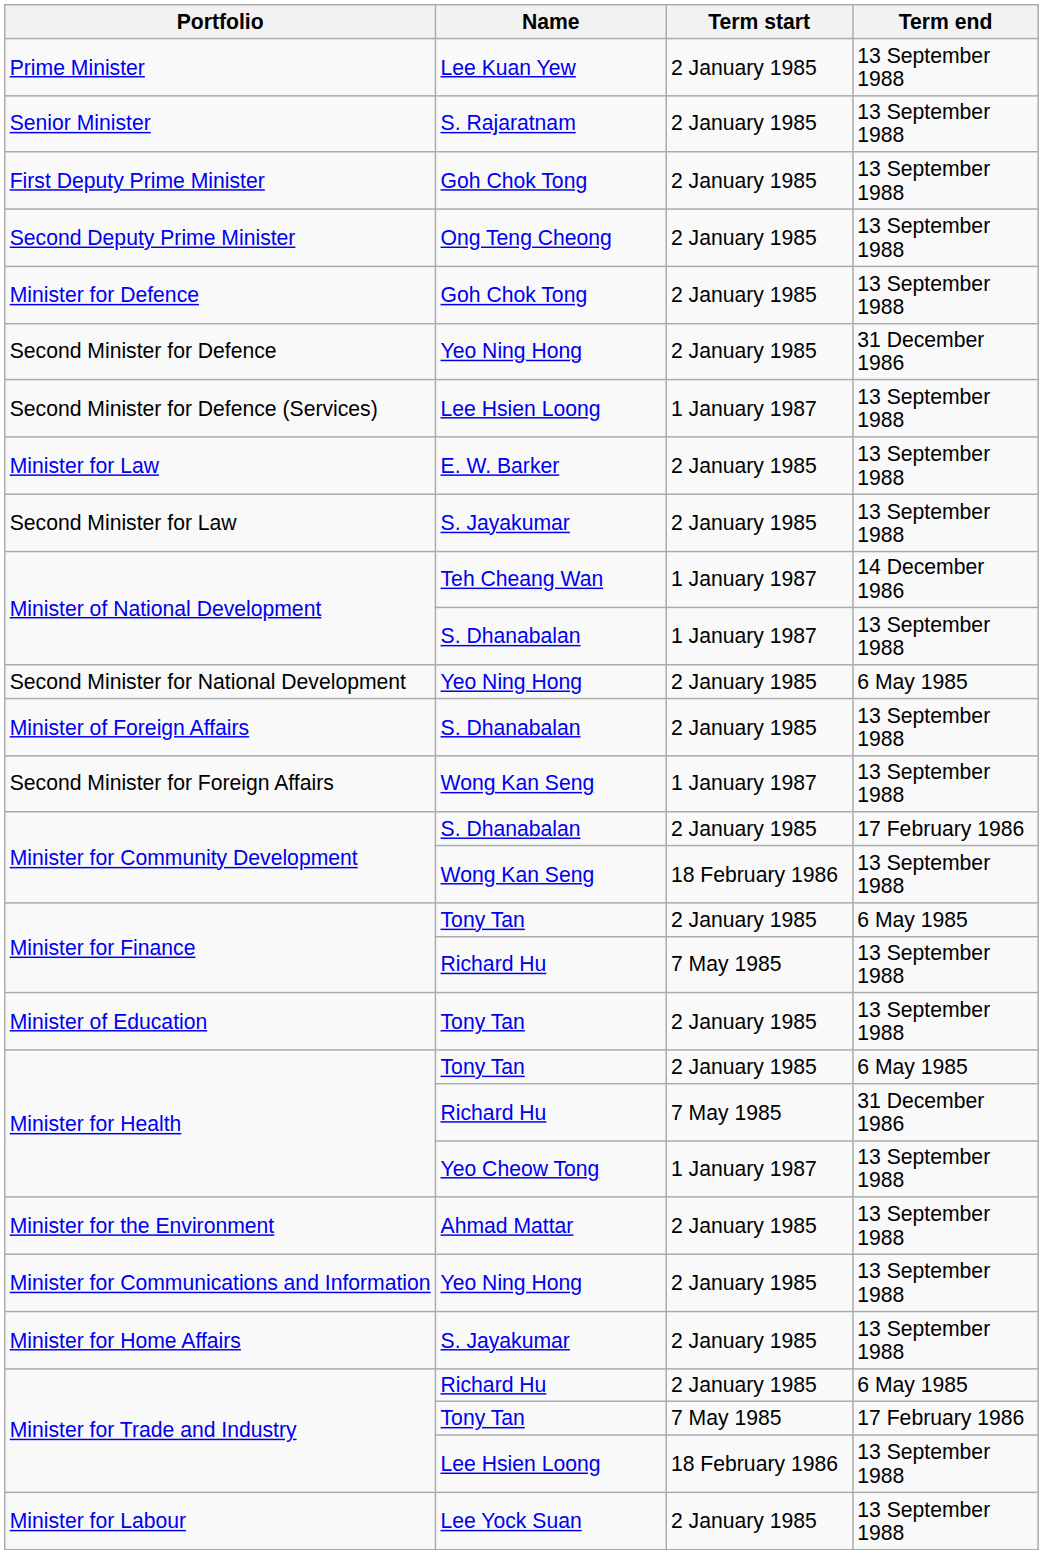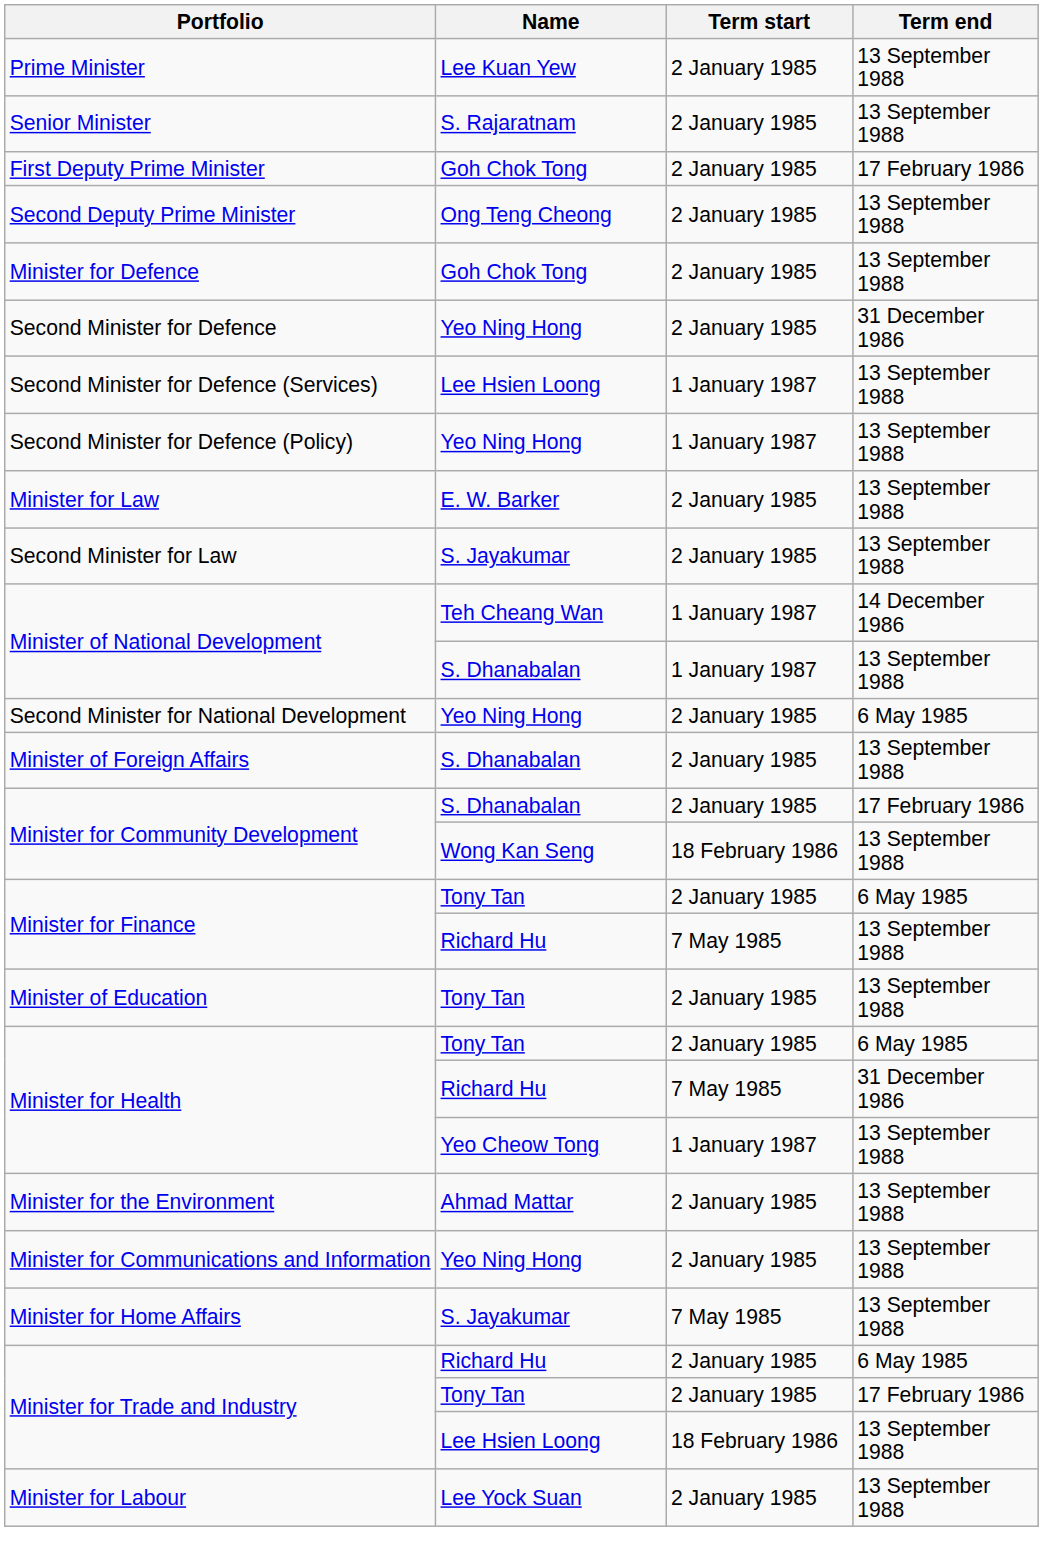(924, 181) 13 September 1988 -> (941, 169) 17 February 1986
+ row: (181, 442)
- row: (172, 784)
(744, 1340) 2 January 1985 -> (726, 1317) 7 May 1985
(726, 1419) 7 May 1985 -> (744, 1395) 2 January 1985
